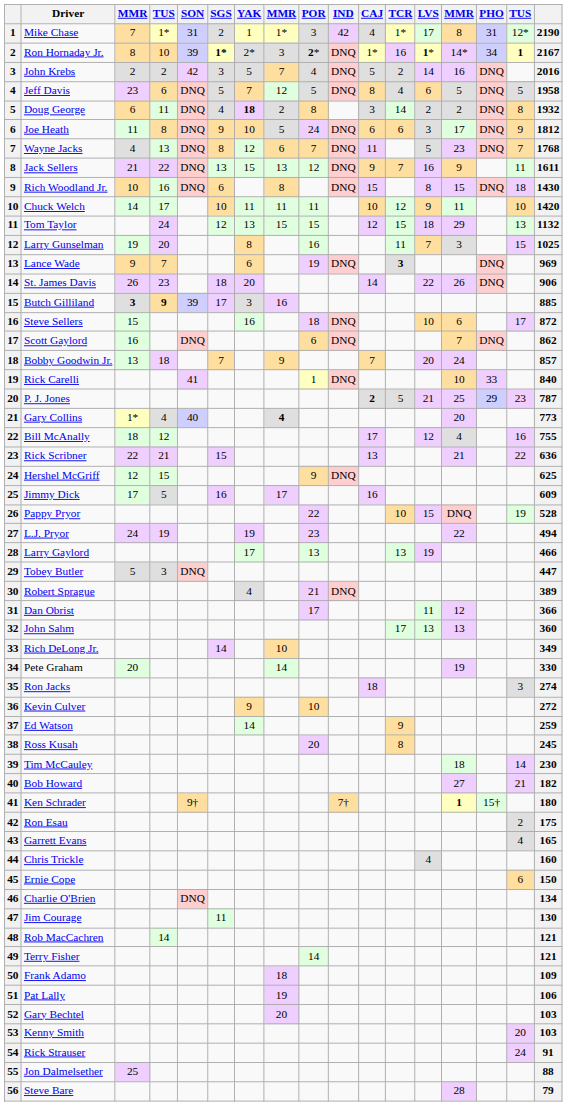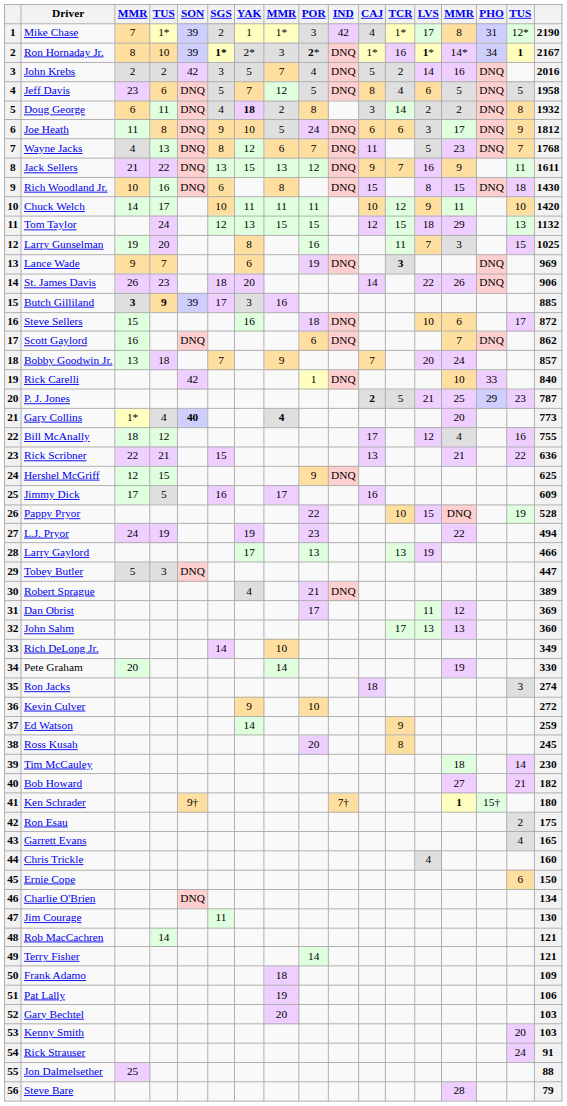(193, 33) 31 -> (193, 33) 39
(193, 379) 41 -> (193, 379) 42
(193, 418) normal -> (193, 418) bold
(548, 610) 366 -> (548, 610) 369
